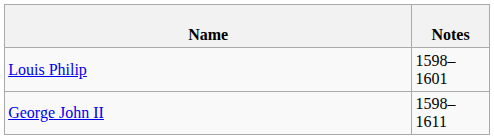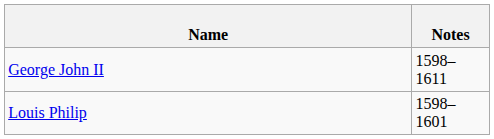rows swapped: (48, 69) <-> (56, 112)
